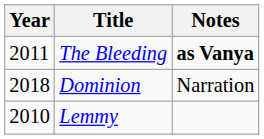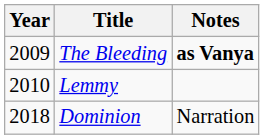(29, 52) 2011 -> (30, 52) 2009
rows swapped: (89, 117) <-> (100, 85)
